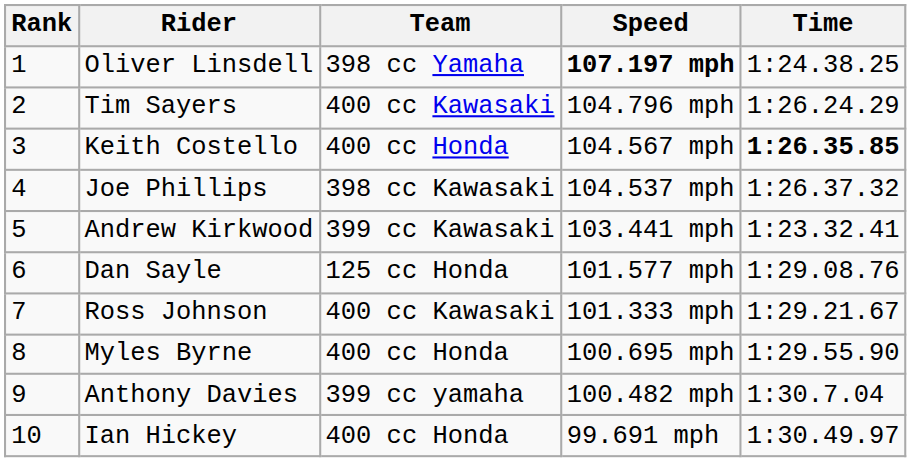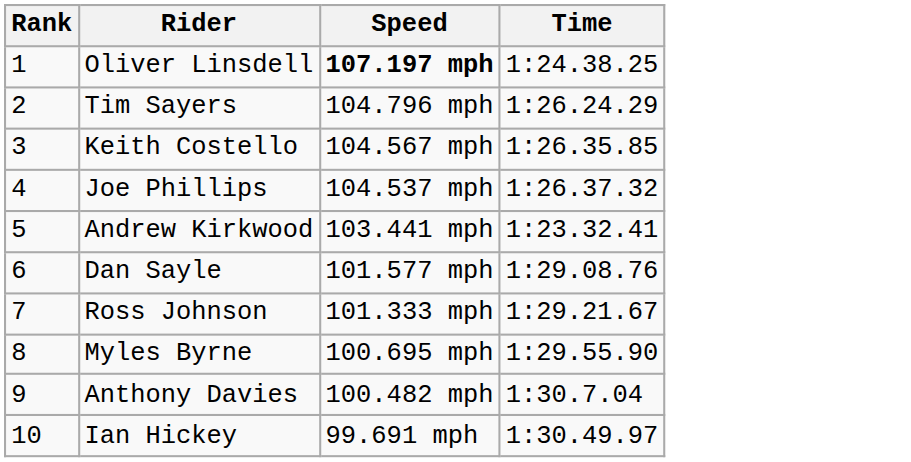- column: (440, 26)
(823, 149) bold -> (582, 149) normal
